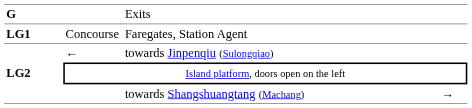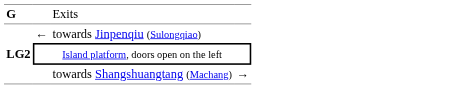- row: (92, 33)
